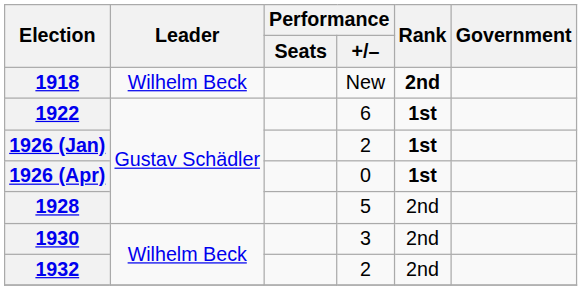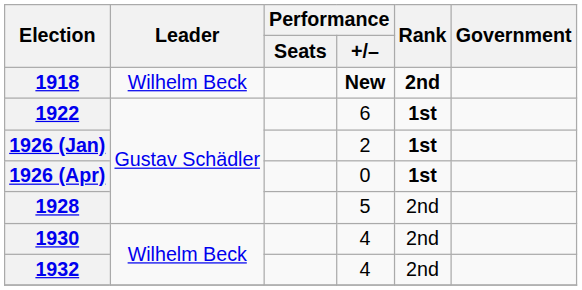(365, 82) normal -> (365, 82) bold
(365, 238) 3 -> (365, 238) 4
(365, 269) 2 -> (365, 269) 4
